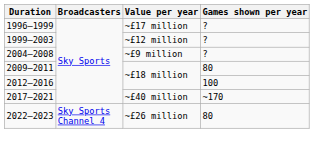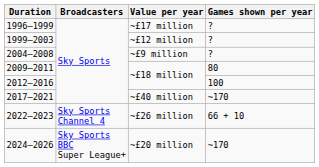(208, 116) 80 -> (226, 116) 66 + 10
+ row: (30, 145)
